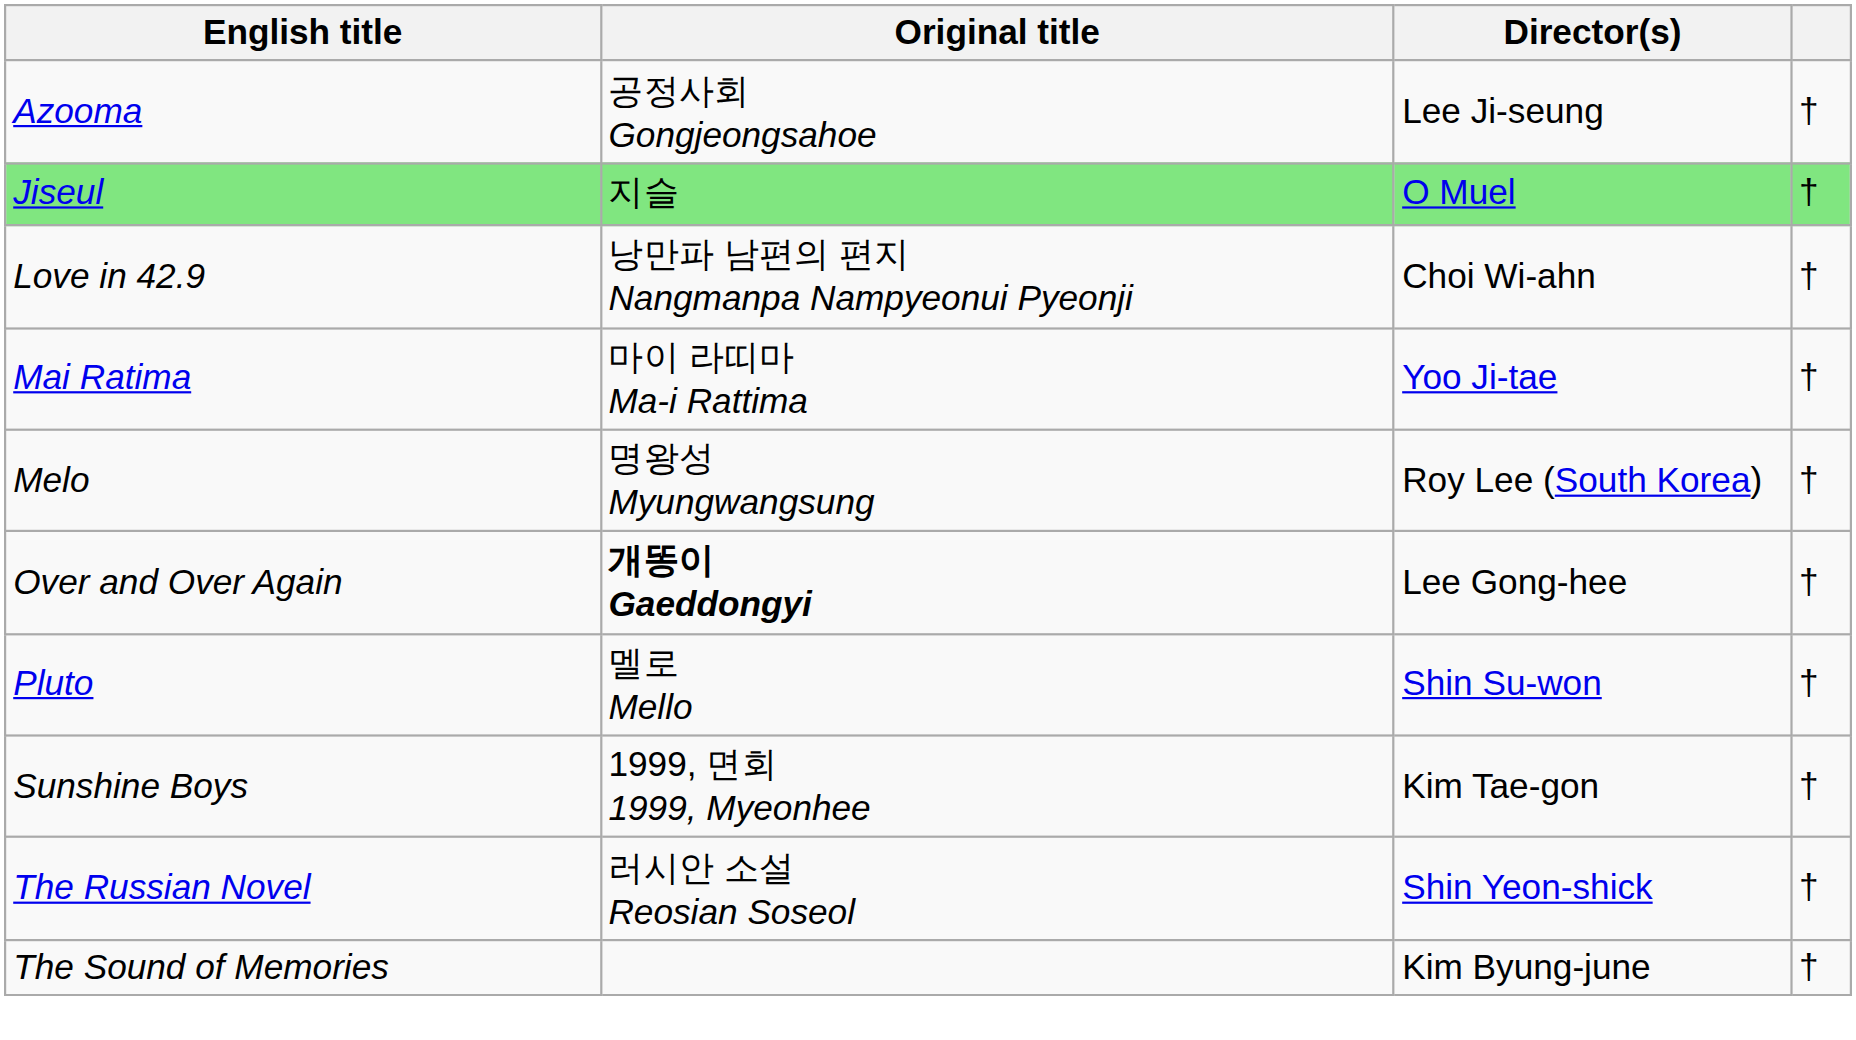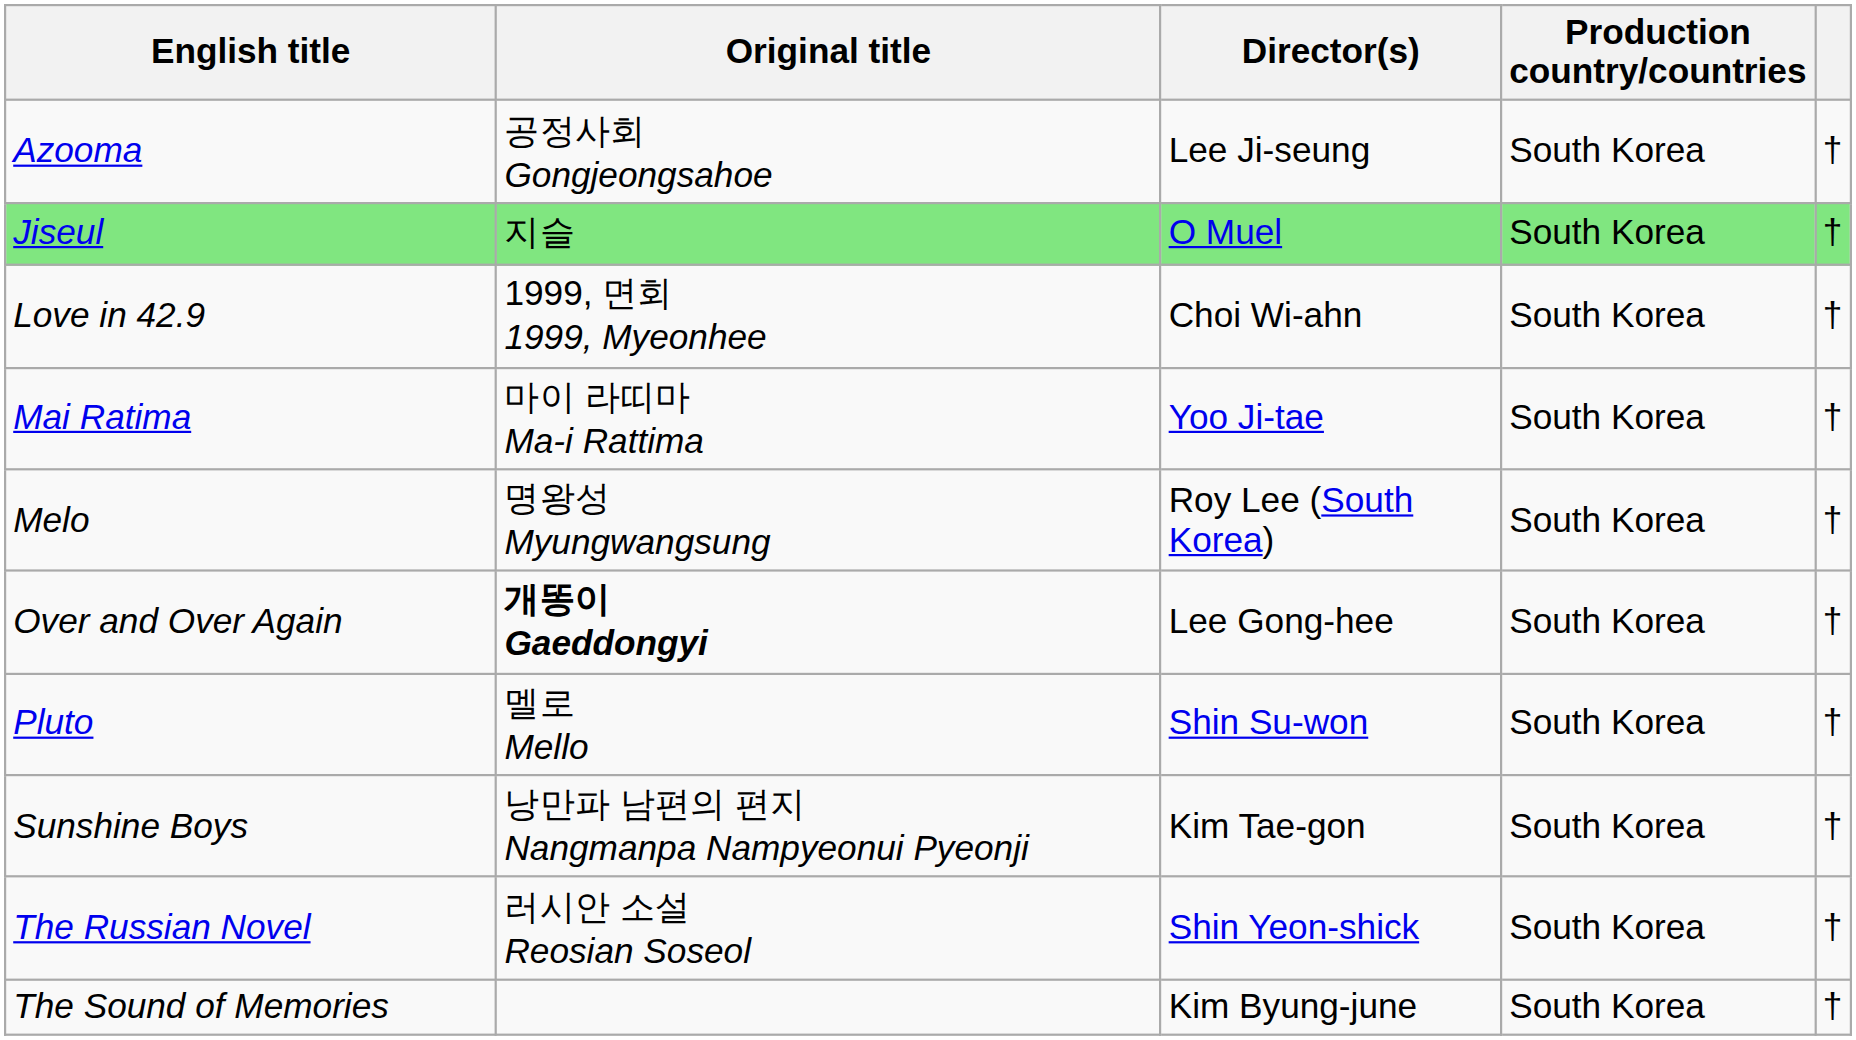+ column: (1658, 52)
(871, 276) 낭만파 남편의 편지 Nangmanpa Nampyeonui Pyeonji -> (636, 316) 1999, 면회 1999, Myeonhee
(740, 787) 1999, 면회 1999, Myeonhee -> (767, 826) 낭만파 남편의 편지 Nangmanpa Nampyeonui Pyeonji
